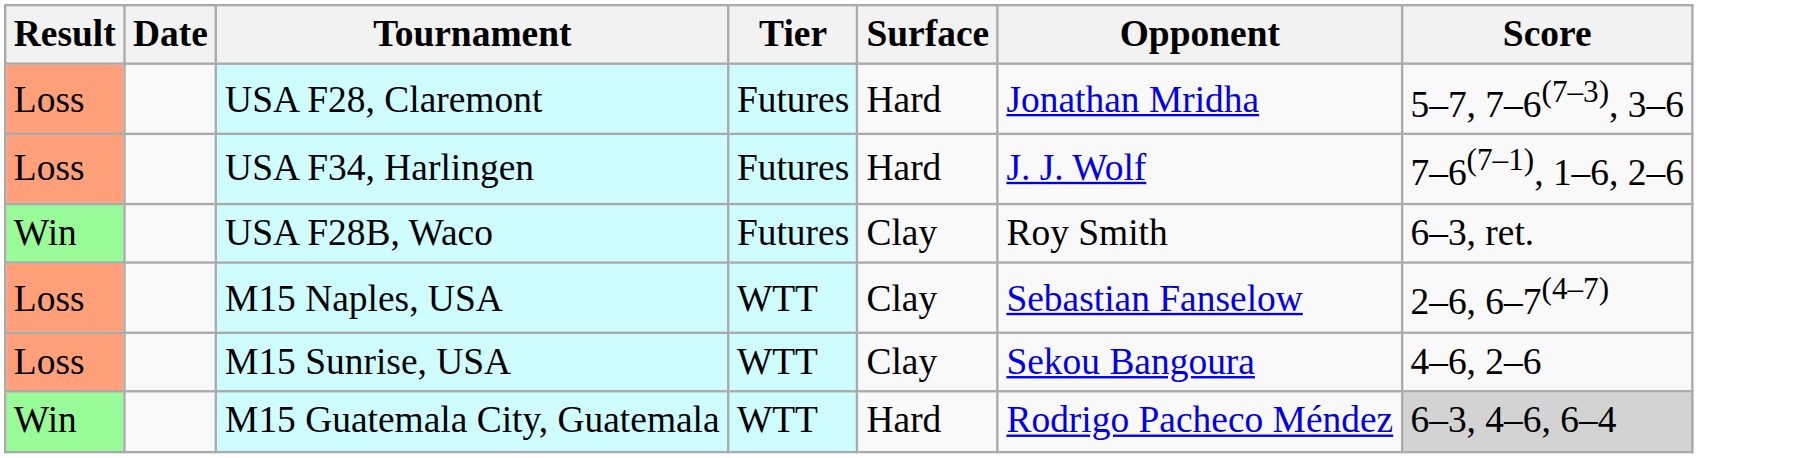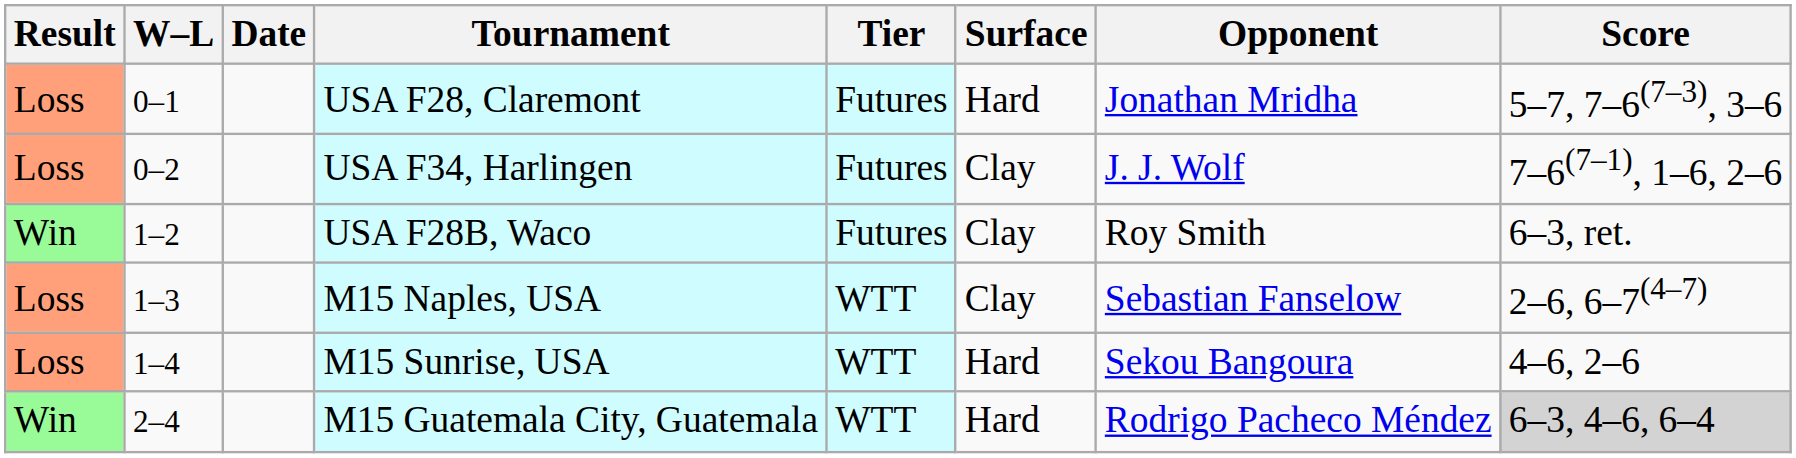+ column: (174, 34)
(904, 168) Hard -> (1000, 168) Clay
(902, 361) Clay -> (1002, 361) Hard
